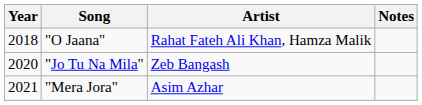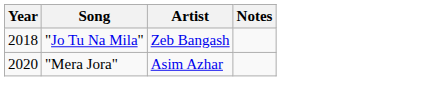- row: (75, 40)
(23, 64) 2020 -> (23, 40) 2018
(23, 87) 2021 -> (23, 64) 2020
